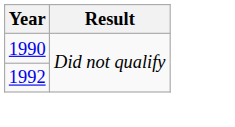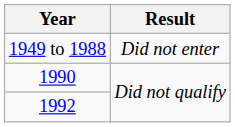+ row: (57, 48)
